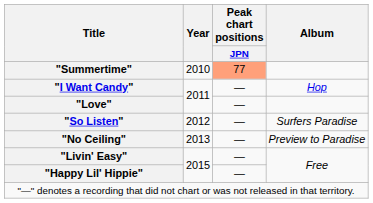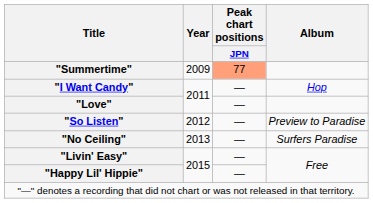(198, 70) 2010 -> (198, 70) 2009
(317, 122) Surfers Paradise -> (317, 122) Preview to Paradise
(317, 139) Preview to Paradise -> (317, 139) Surfers Paradise
